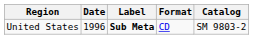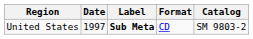(94, 27) 1996 -> (94, 27) 1997
